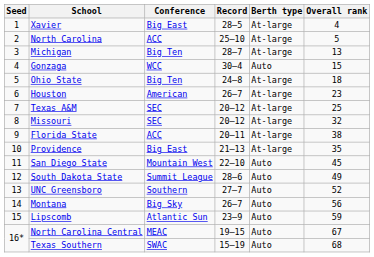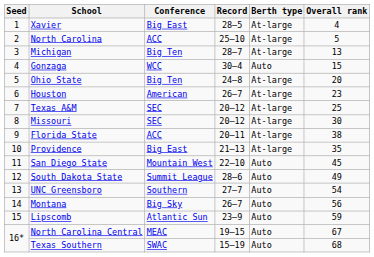(337, 80) 18 -> (337, 80) 20
(337, 121) 32 -> (337, 121) 30
(337, 190) 52 -> (337, 190) 54
